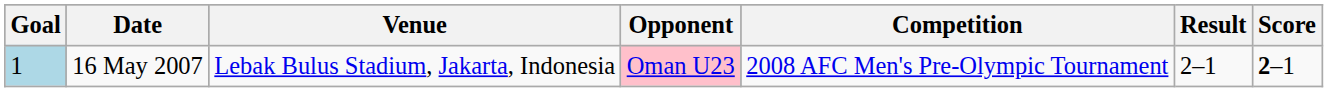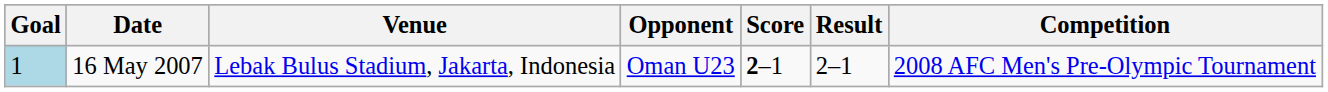columns swapped: (1287, 25) <-> (957, 25)
(681, 65) pink background -> (681, 65) no background
